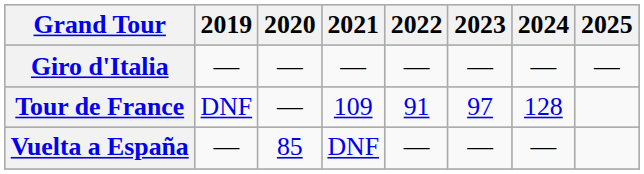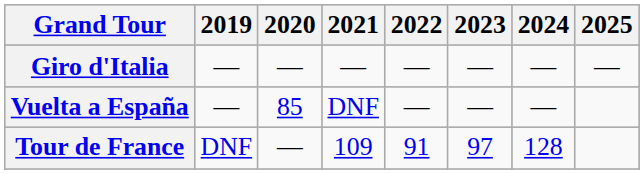rows swapped: (100, 106) <-> (100, 147)
